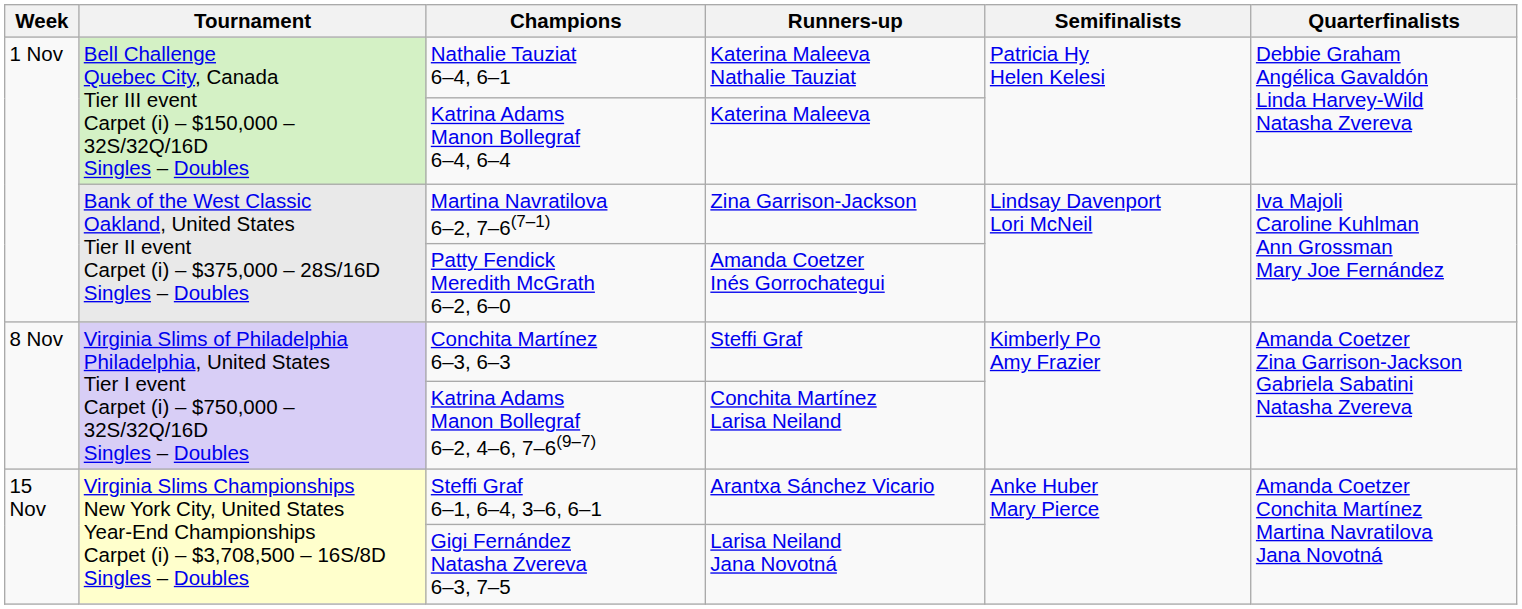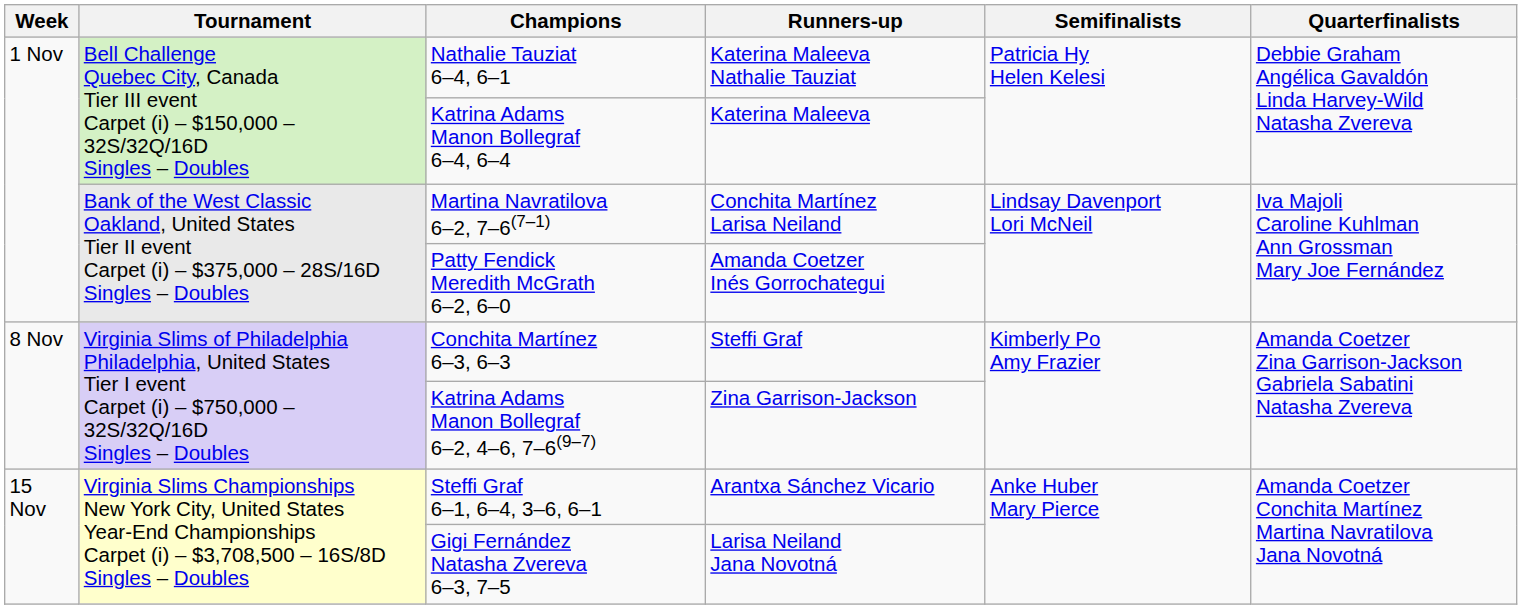(813, 201) Zina Garrison-Jackson -> (794, 212) Conchita Martínez Larisa Neiland
(794, 409) Conchita Martínez Larisa Neiland -> (813, 398) Zina Garrison-Jackson
